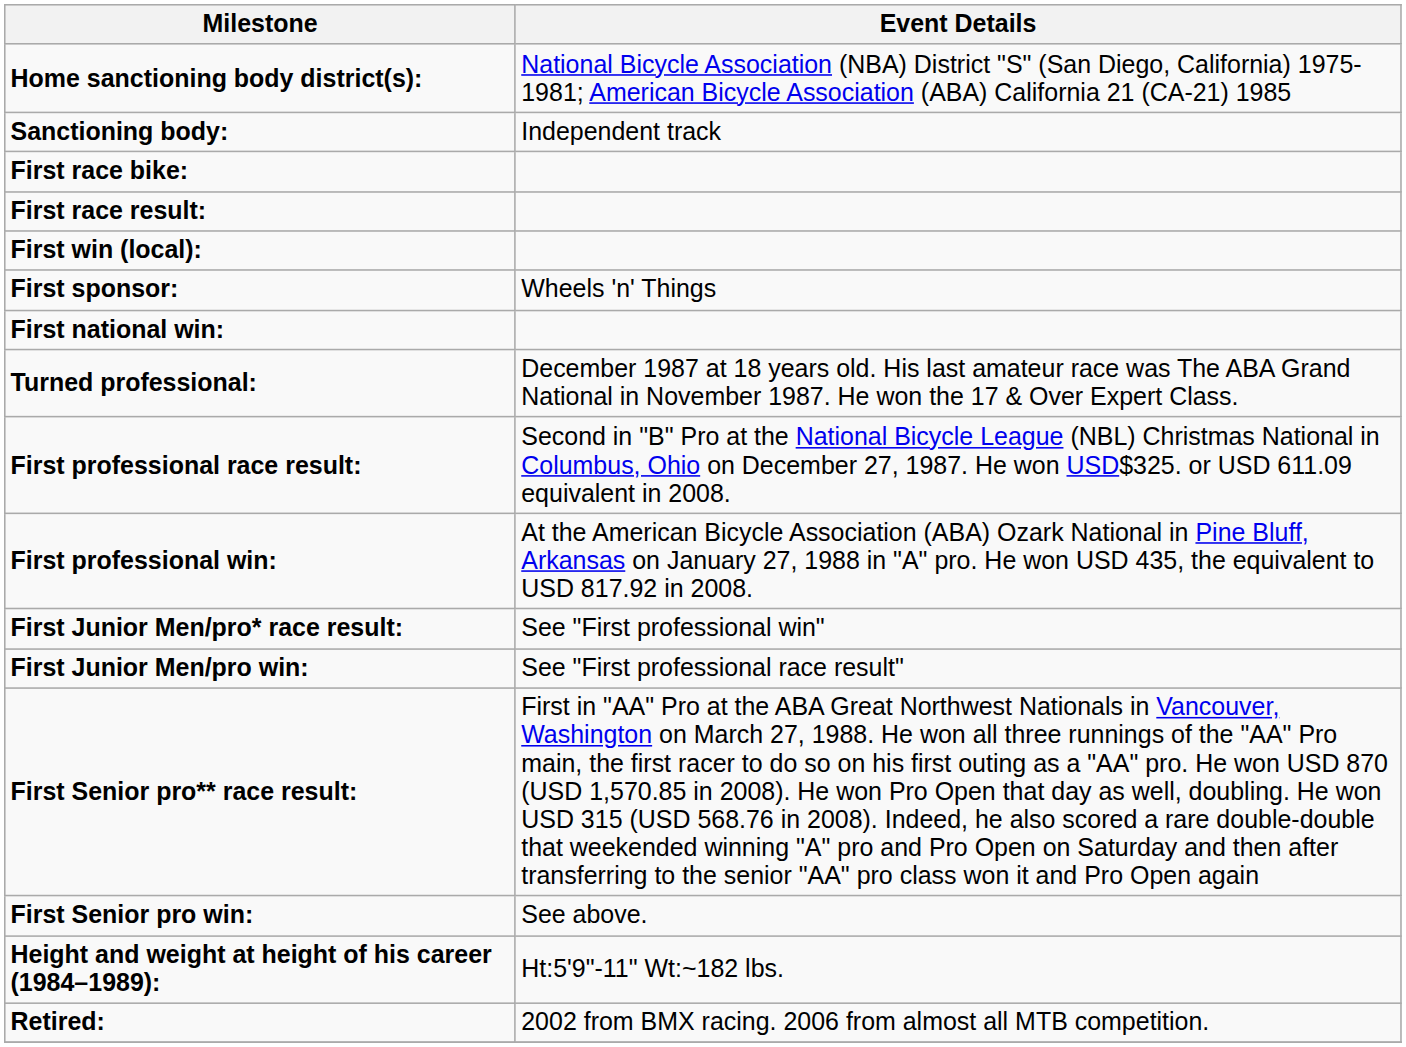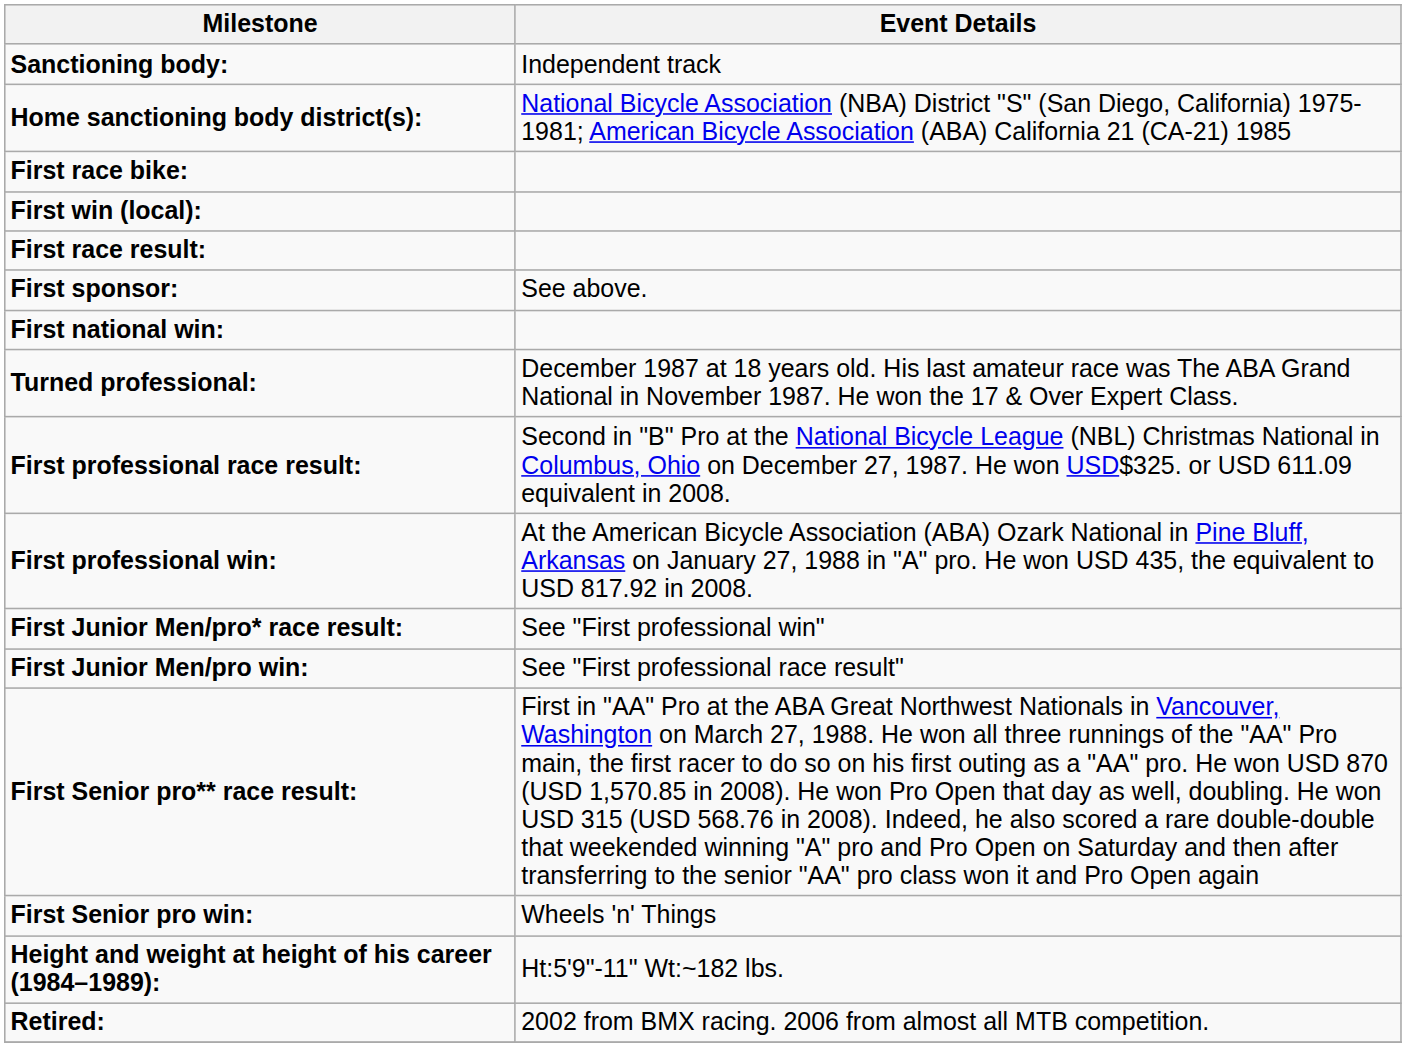rows swapped: (119, 131) <-> (216, 77)
rows swapped: (108, 210) <-> (106, 250)
(619, 289) Wheels 'n' Things -> (584, 289) See above.
(584, 915) See above. -> (619, 915) Wheels 'n' Things
